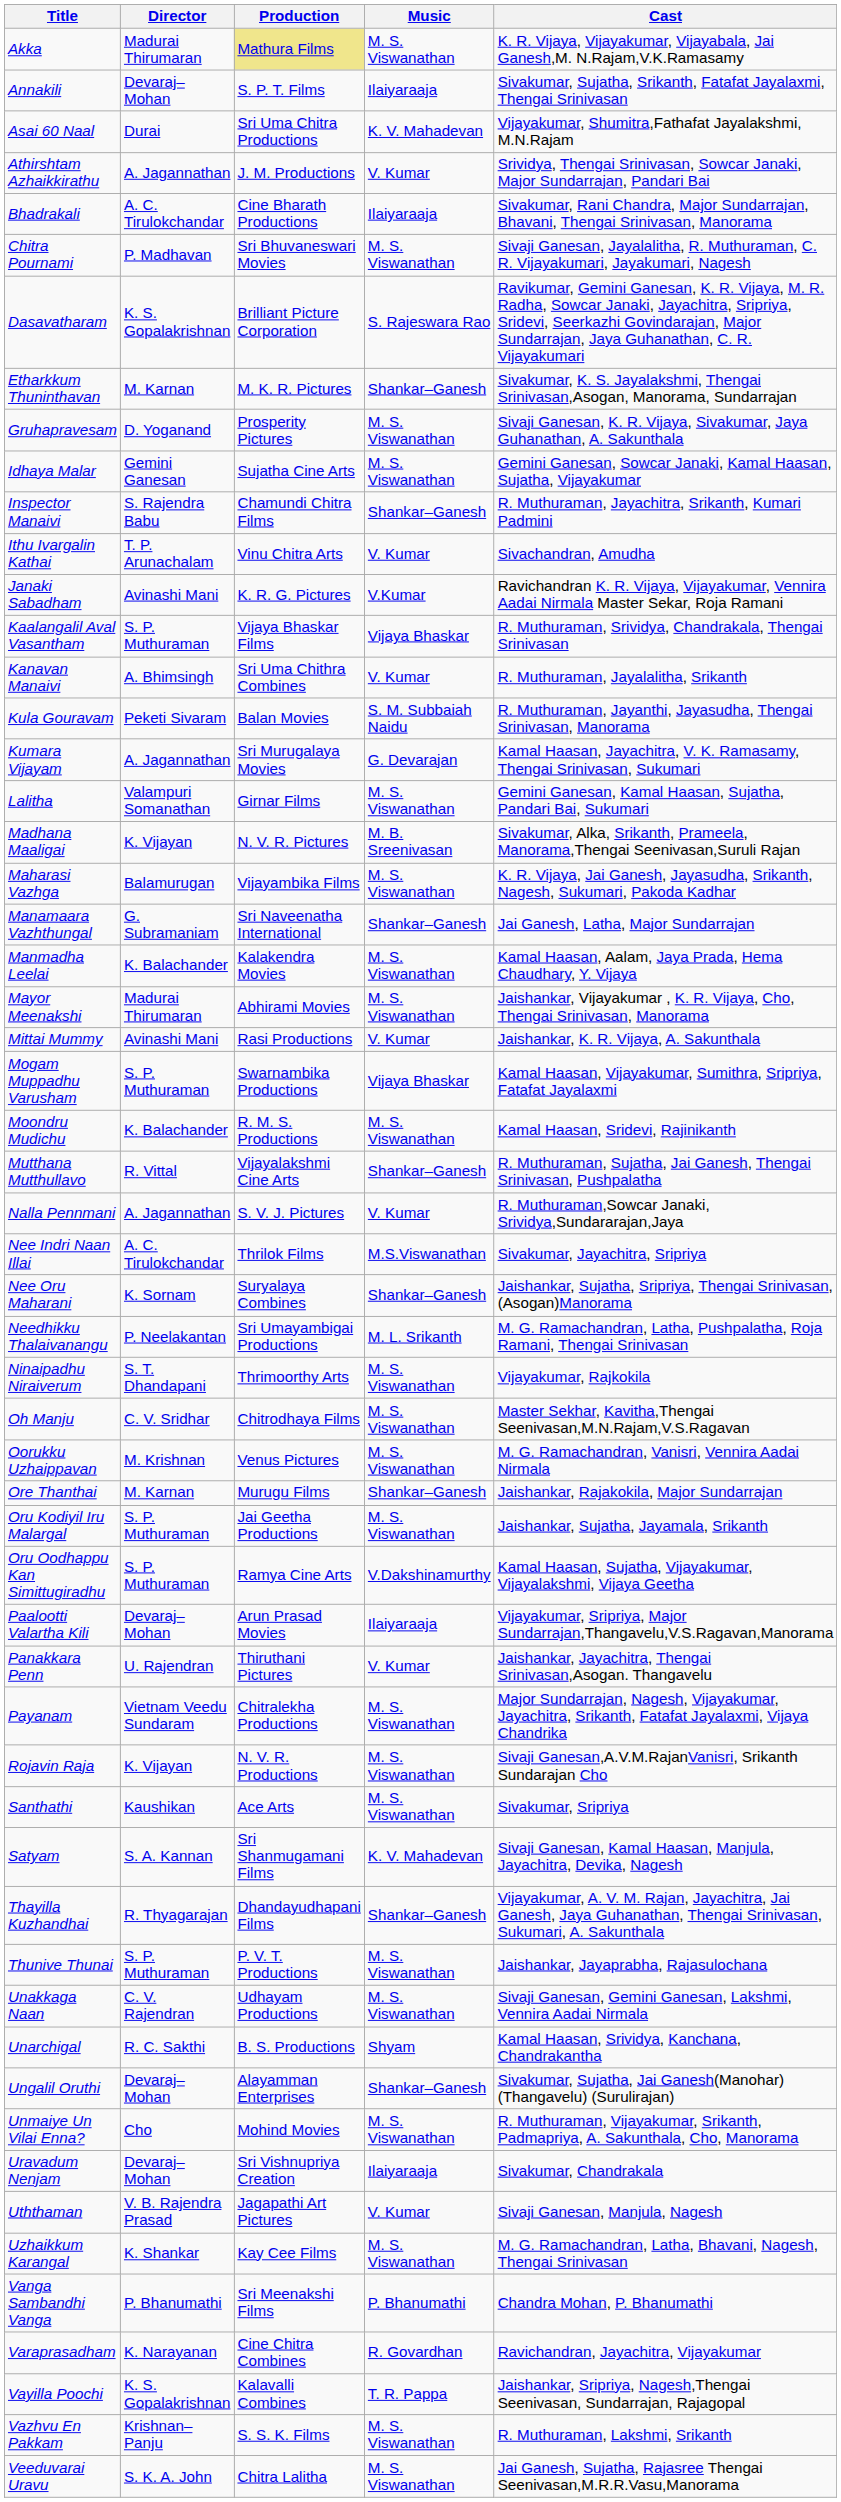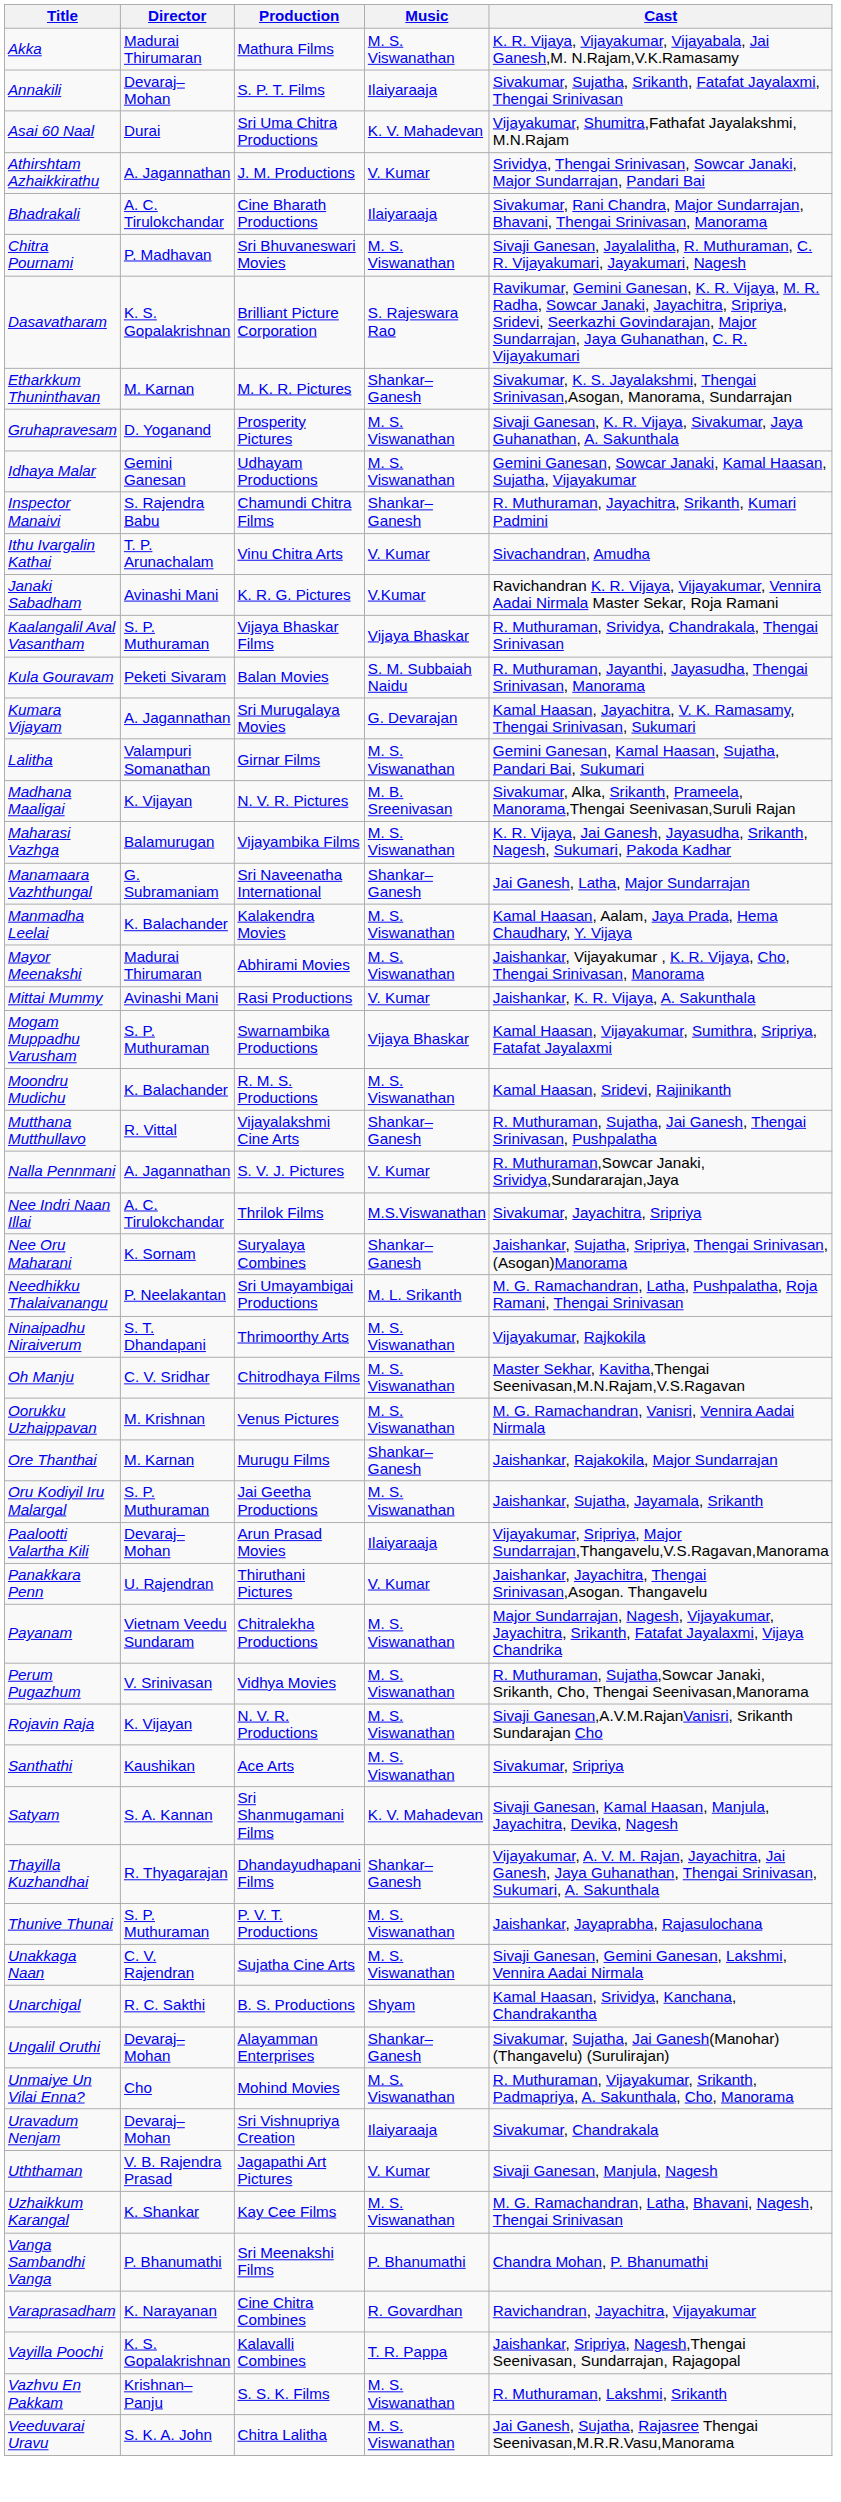(286, 49) khaki background -> (286, 49) no background
(296, 471) Sujatha Cine Arts -> (278, 471) Udhayam Productions
- row: (38, 677)
- row: (58, 1575)
+ row: (44, 1683)
(278, 2006) Udhayam Productions -> (296, 1964) Sujatha Cine Arts
